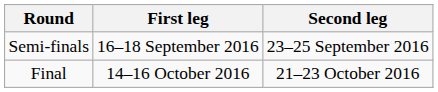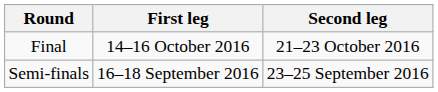rows swapped: (49, 45) <-> (49, 73)
